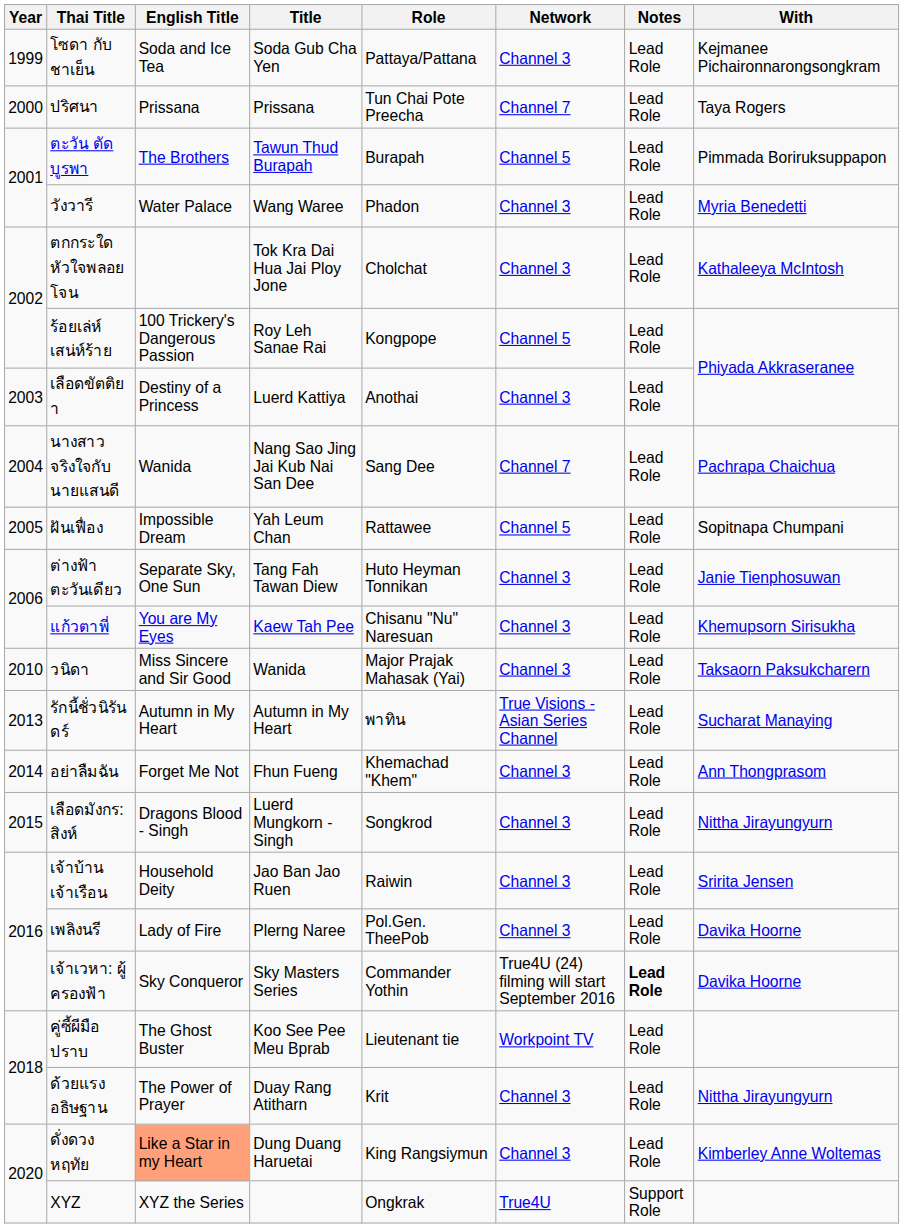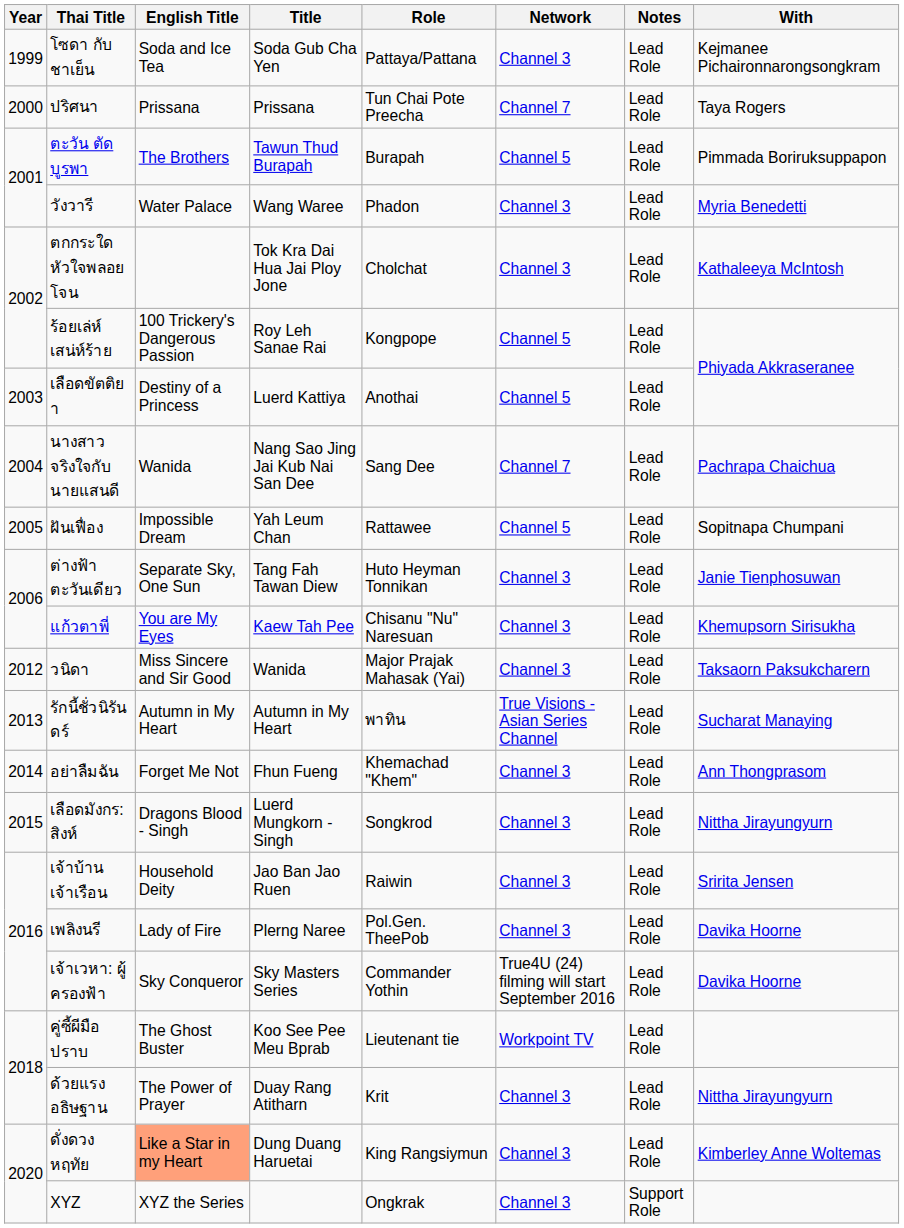(535, 397) Channel 3 -> (535, 397) Channel 5
(26, 669) 2010 -> (26, 669) 2012
(647, 981) bold -> (646, 981) normal
(525, 1202) True4U -> (535, 1202) Channel 3
